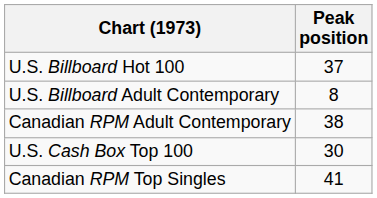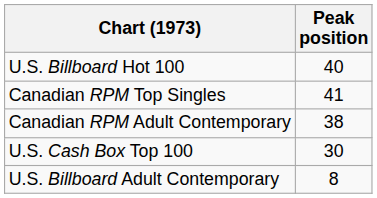(334, 66) 37 -> (334, 66) 40
rows swapped: (117, 179) <-> (144, 94)
